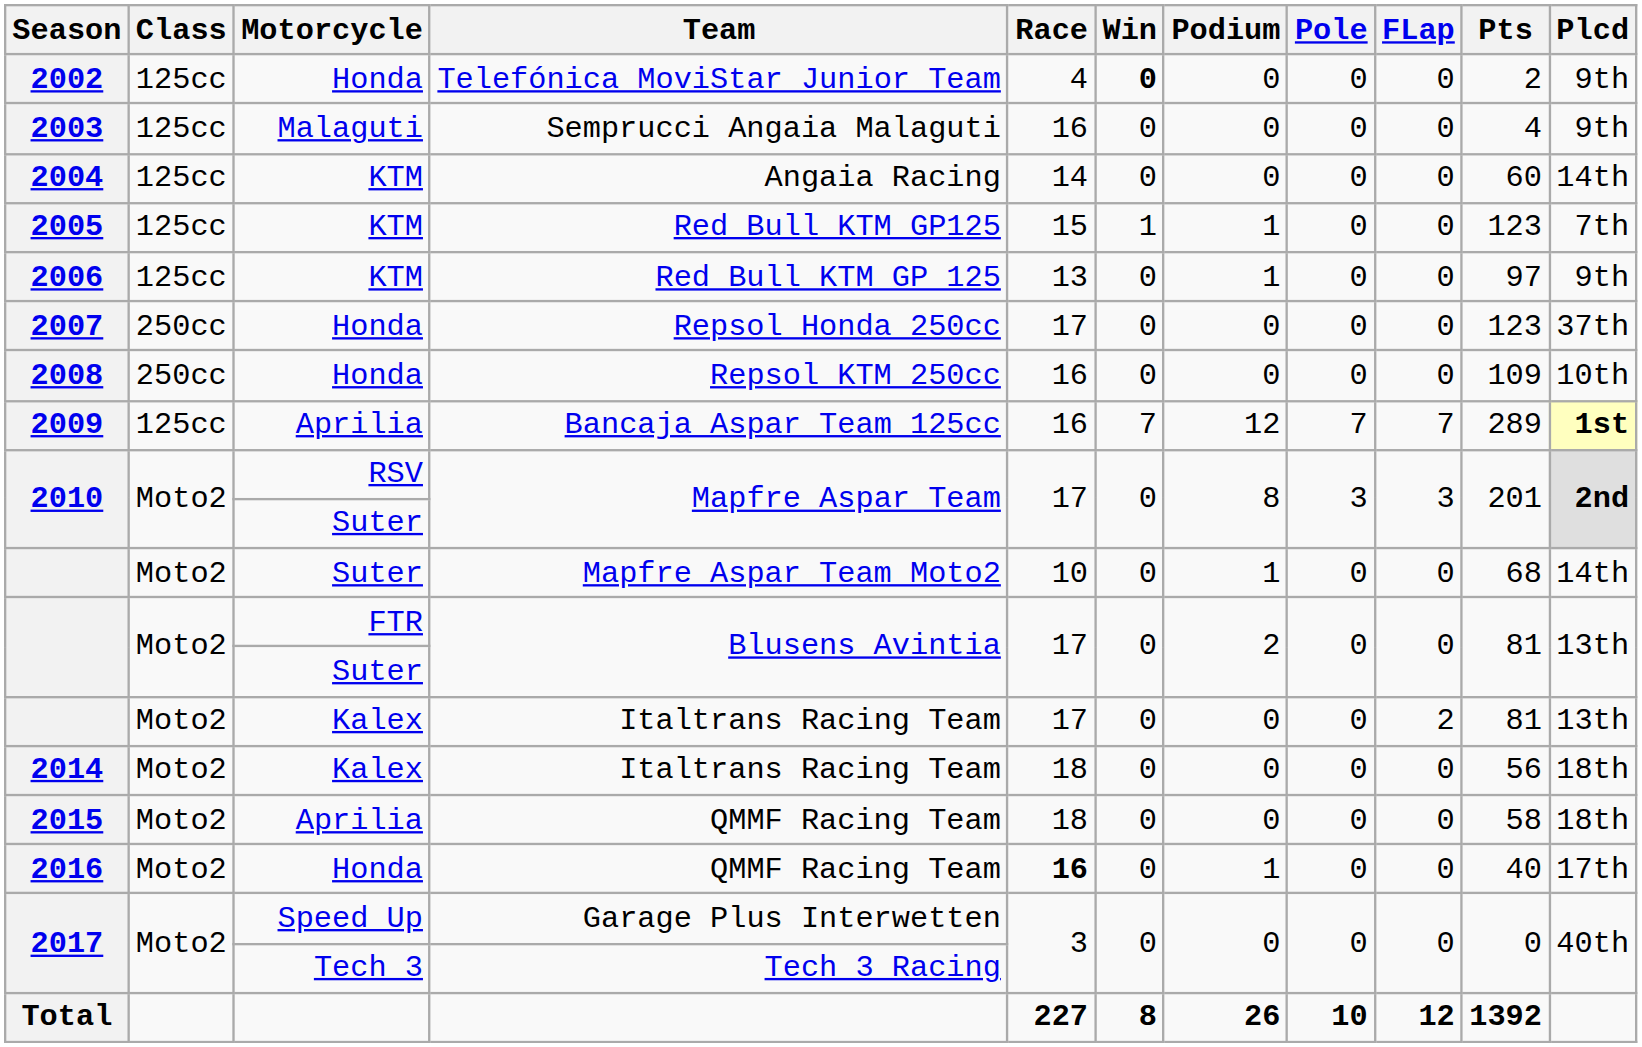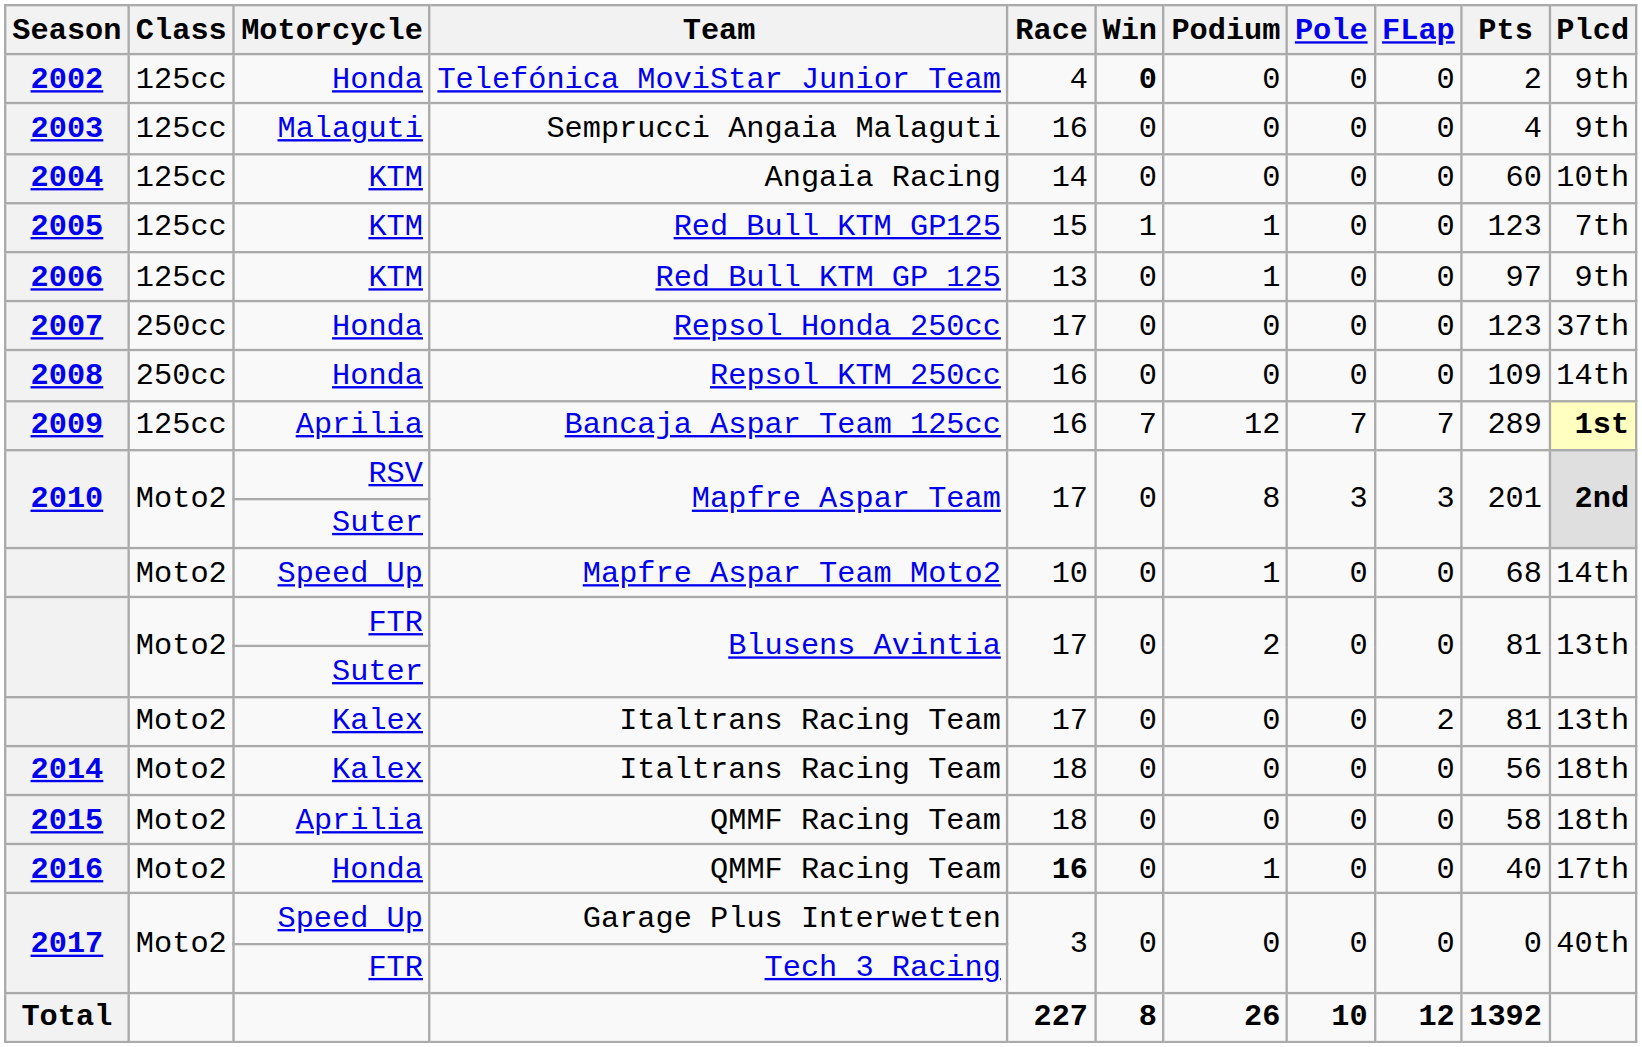(1593, 178) 14th -> (1593, 178) 10th
(1593, 375) 10th -> (1593, 375) 14th
(378, 573) Suter -> (350, 573) Speed Up
(368, 968) Tech 3 -> (396, 968) FTR
